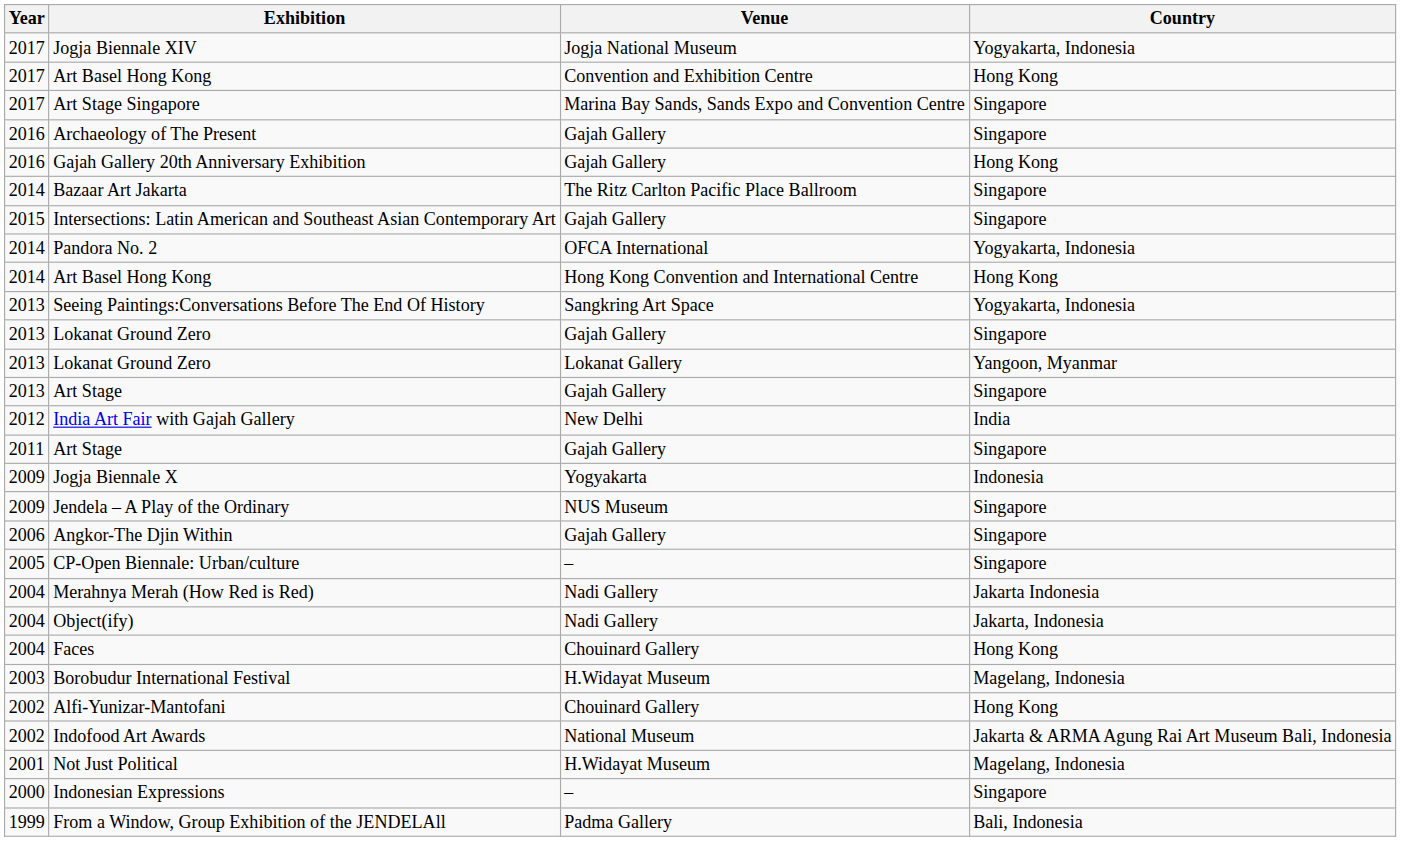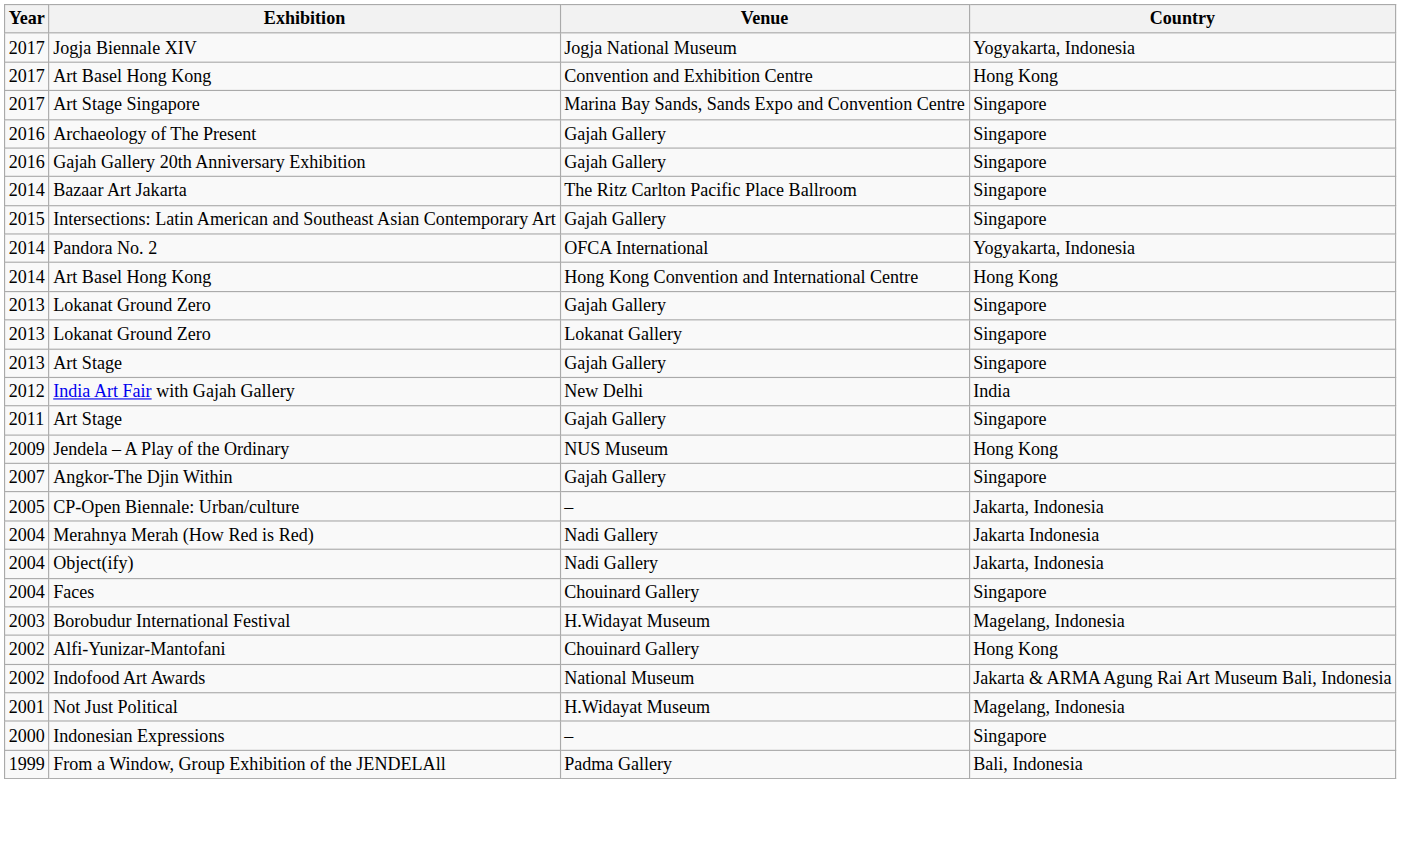(1016, 162) Hong Kong -> (1010, 162) Singapore
- row: (269, 305)
(1045, 362) Yangoon, Myanmar -> (1010, 334) Singapore
- row: (115, 477)
(1010, 506) Singapore -> (1016, 448) Hong Kong
(27, 534) 2006 -> (27, 477) 2007
(1010, 563) Singapore -> (1039, 506) Jakarta, Indonesia
(1016, 649) Hong Kong -> (1010, 592) Singapore
